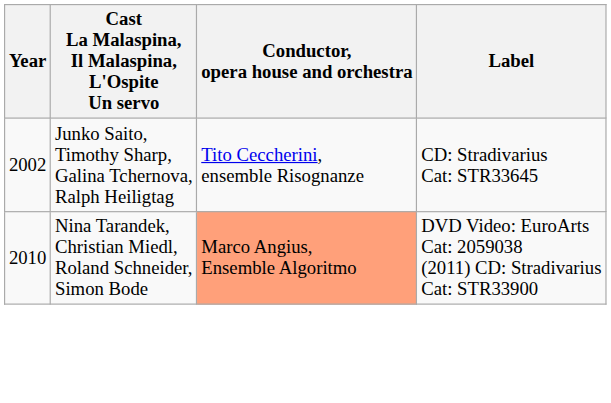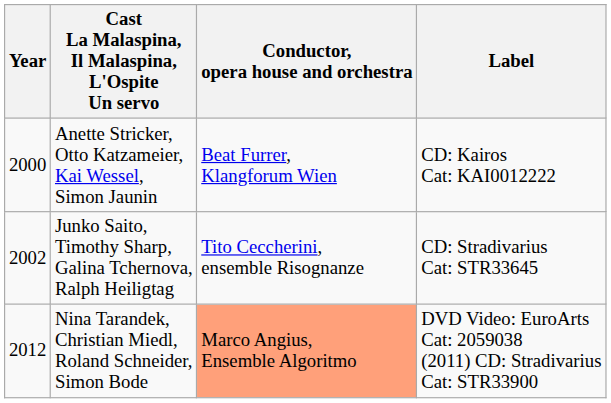+ row: (119, 164)
(28, 257) 2010 -> (28, 350) 2012
